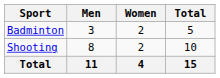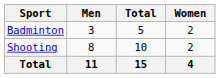columns swapped: (141, 13) <-> (190, 13)
